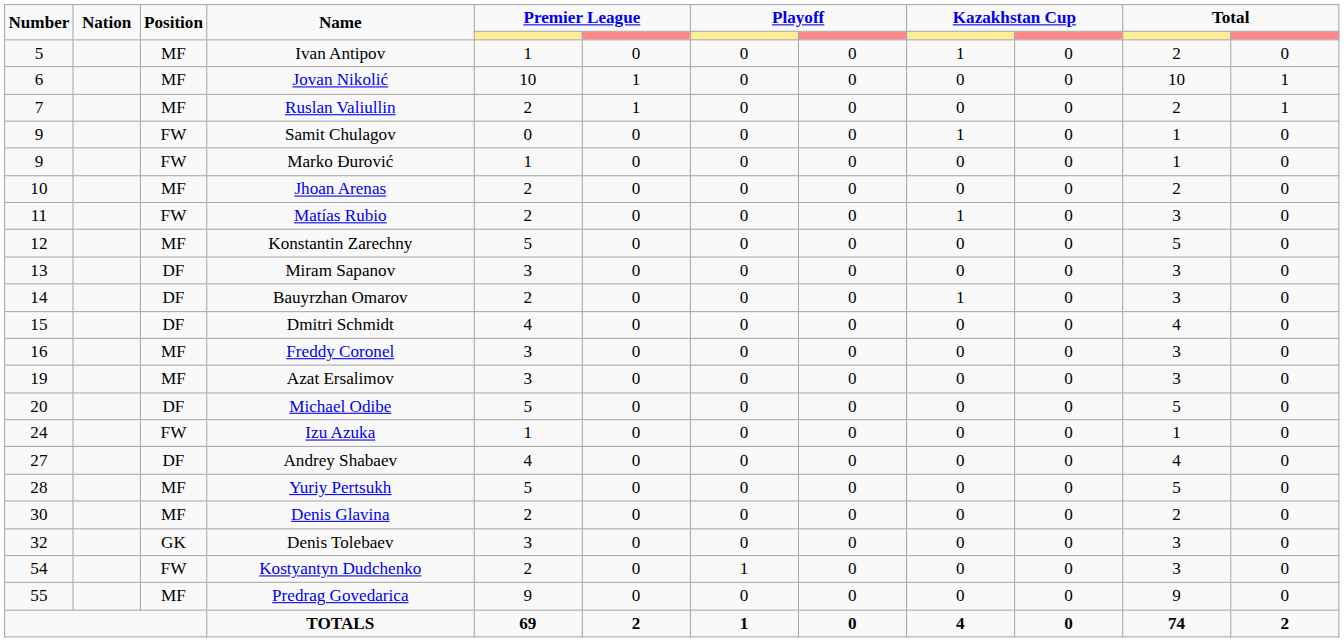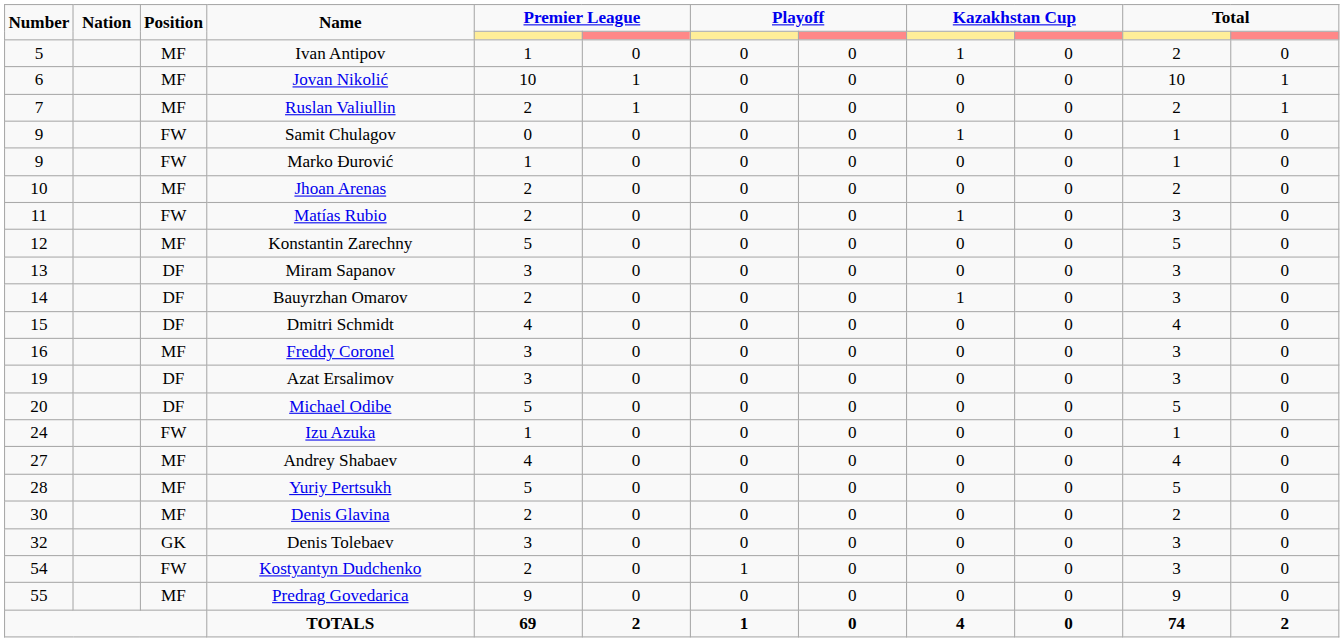(173, 378) MF -> (173, 378) DF
(173, 460) DF -> (173, 460) MF
